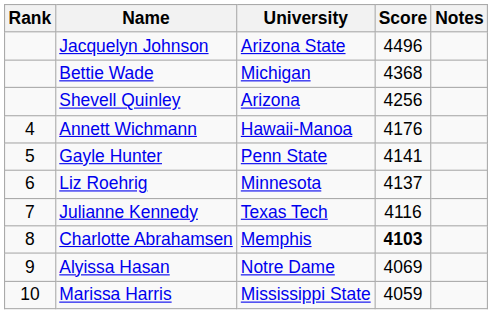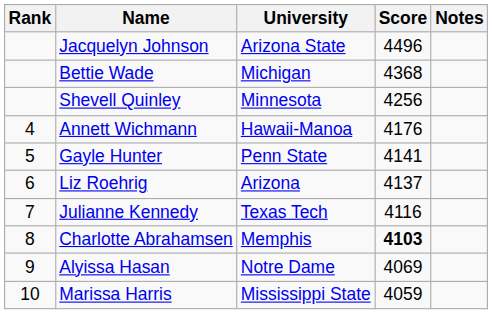(270, 101) Arizona -> (281, 101) Minnesota
(281, 184) Minnesota -> (270, 184) Arizona
